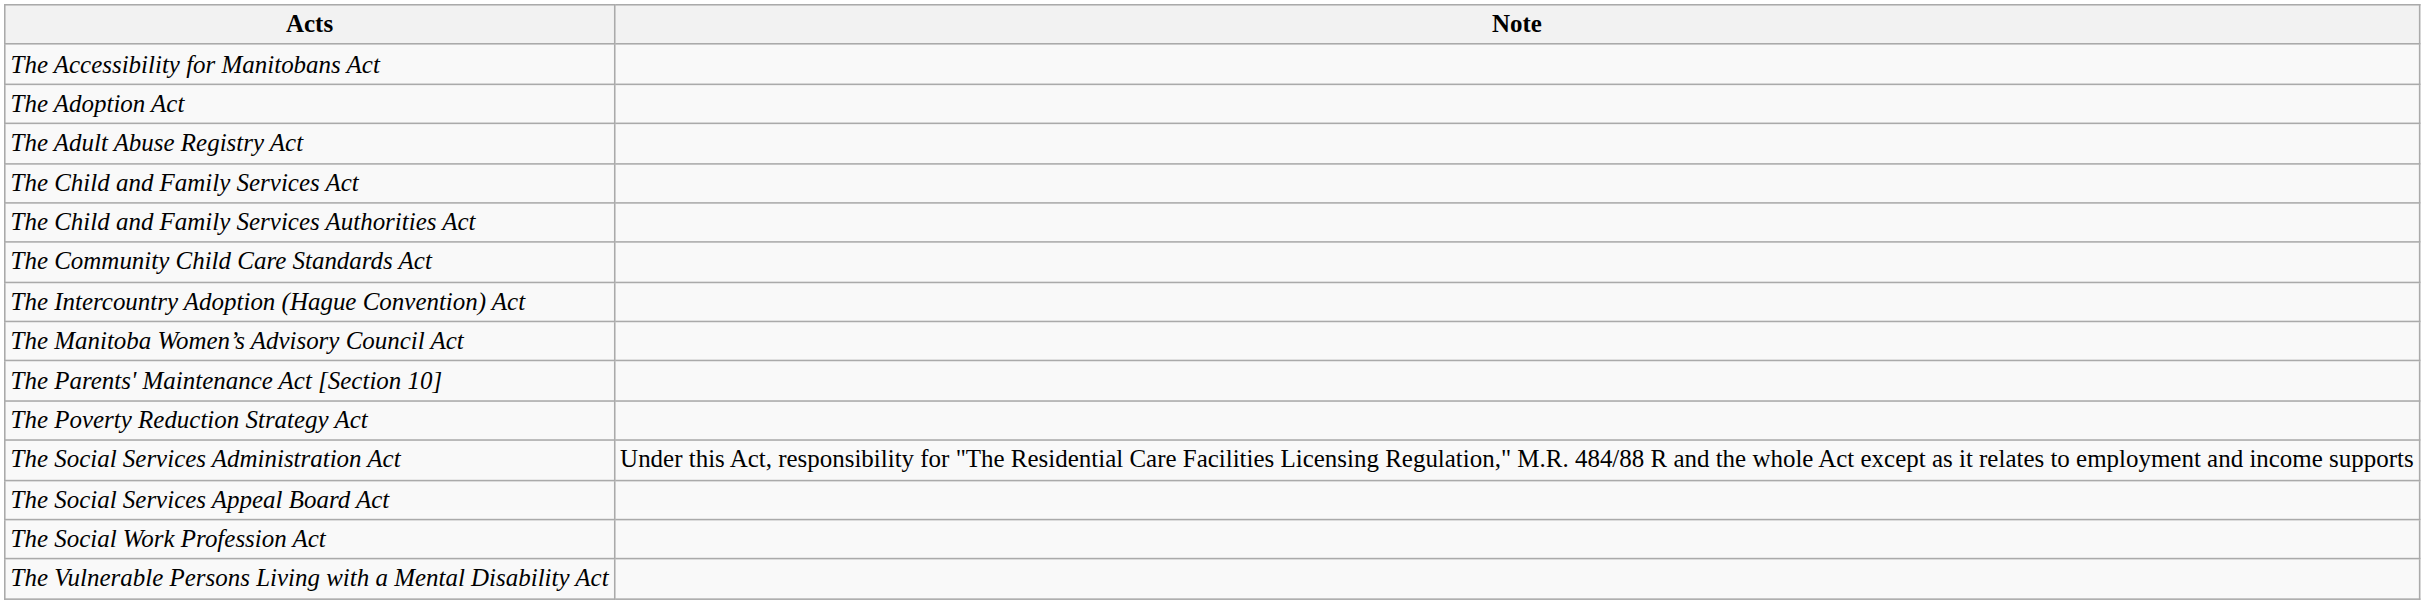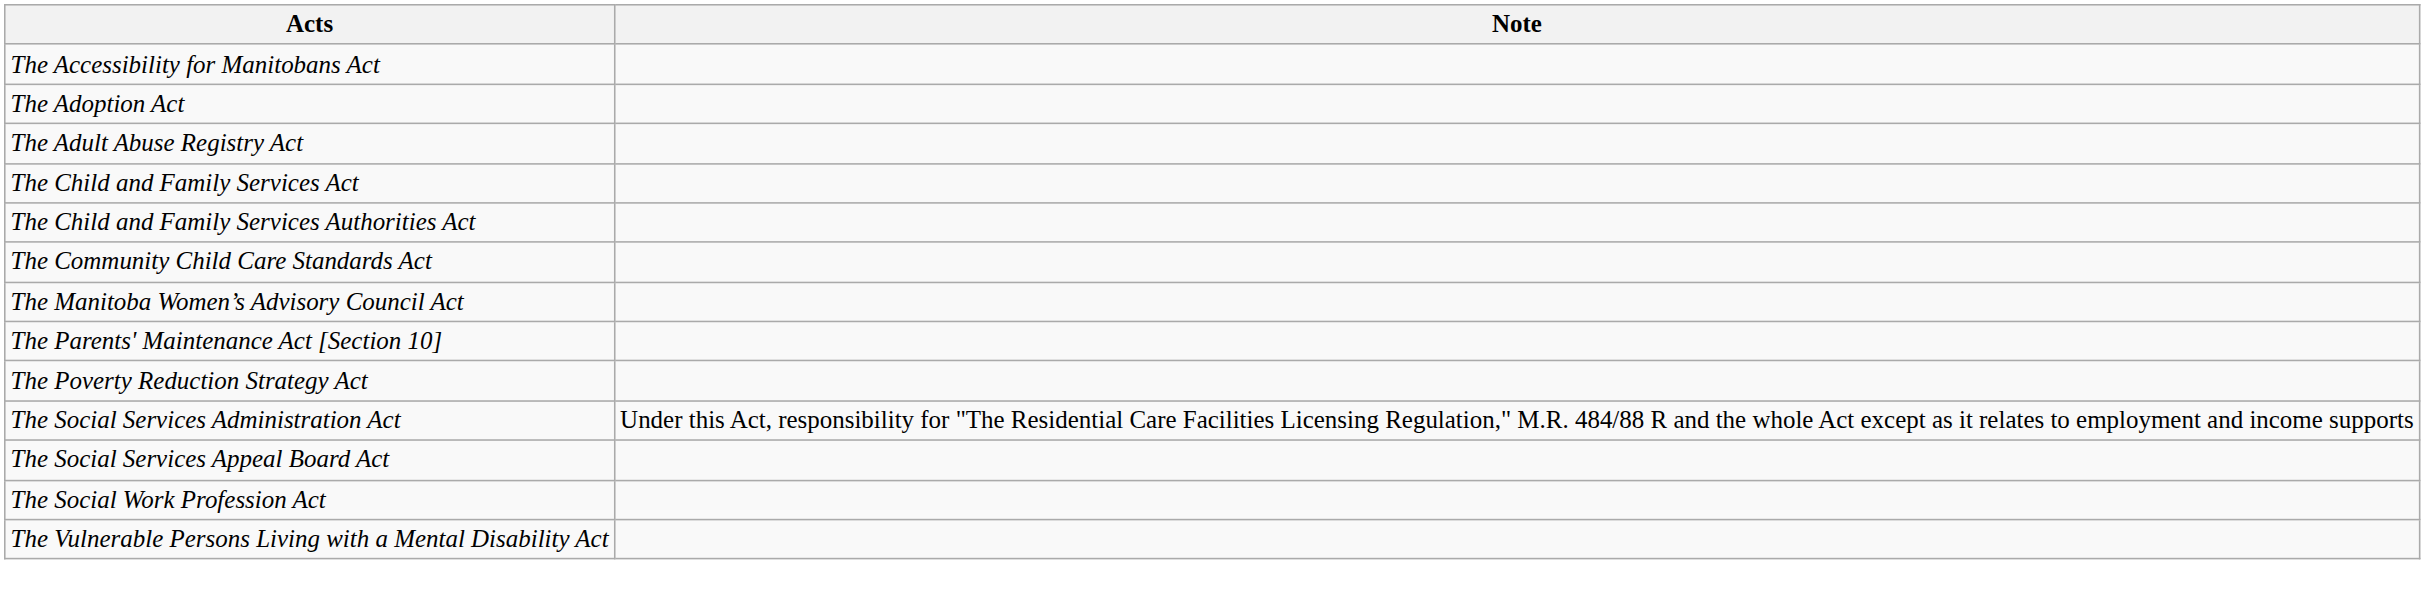- row: (268, 301)
